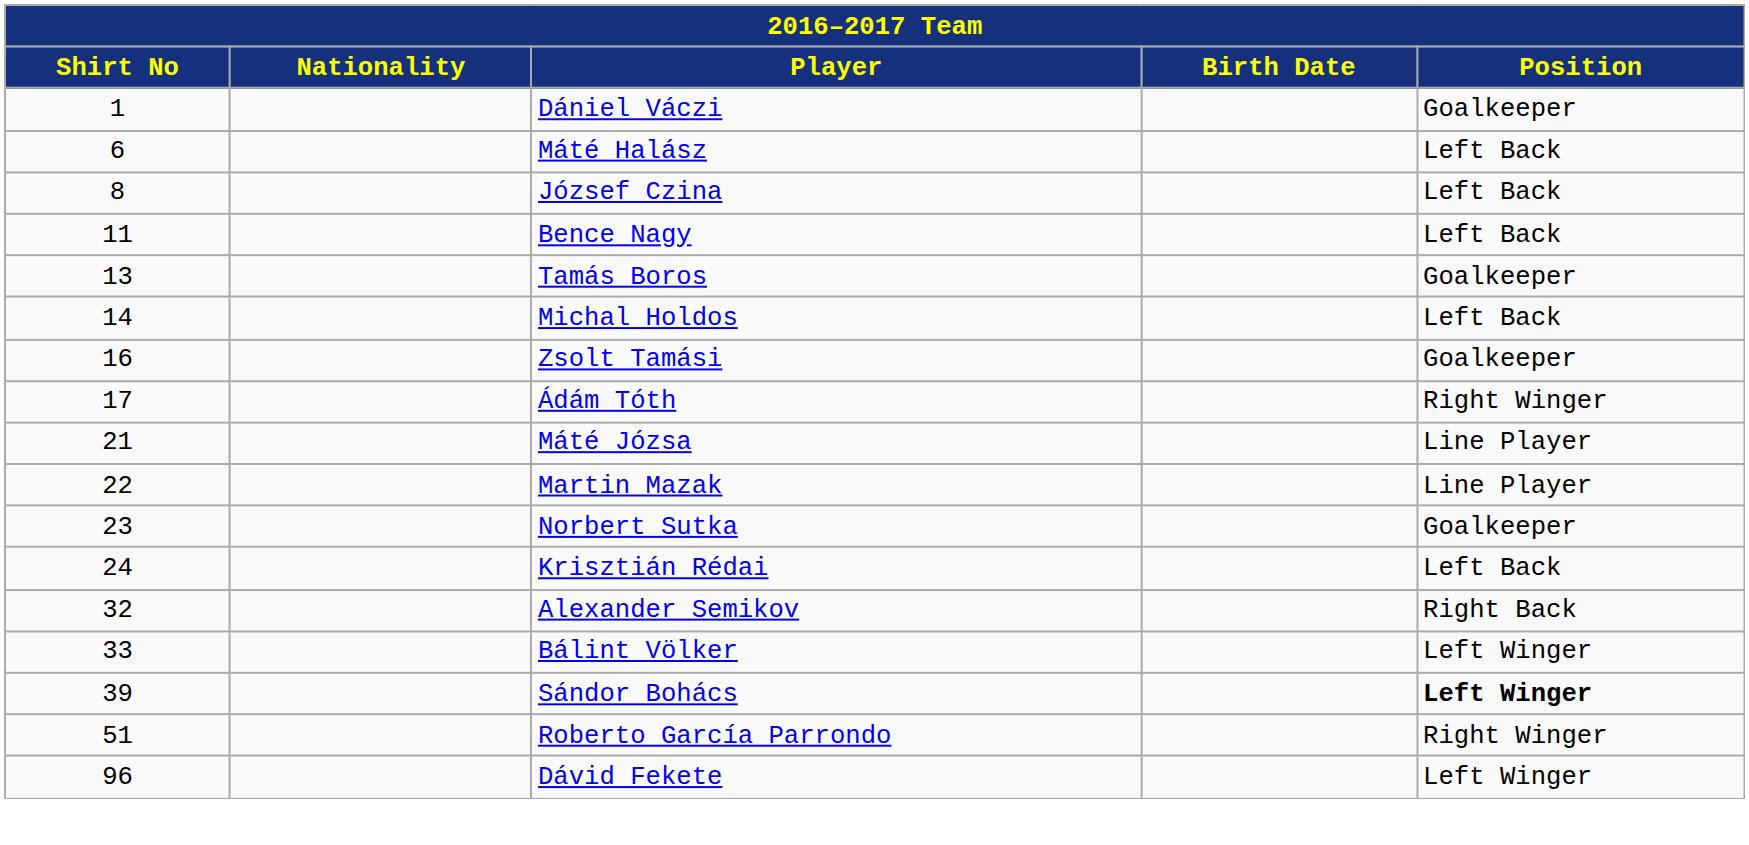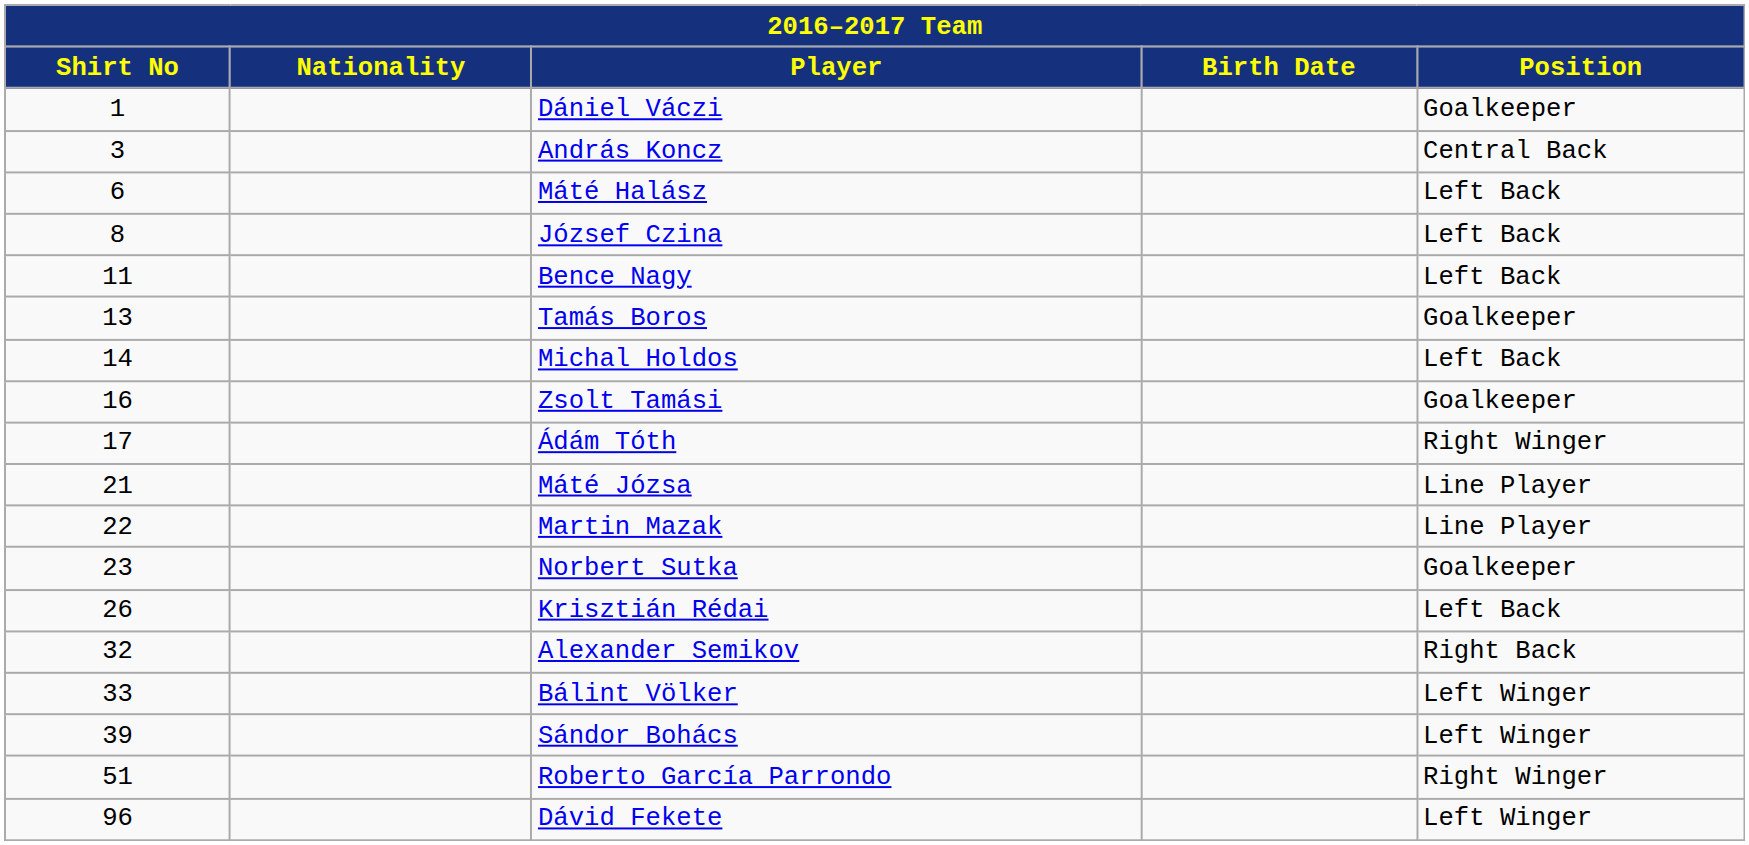+ row: (630, 151)
(118, 568) 24 -> (118, 610) 26
(1508, 694) bold -> (1508, 735) normal
